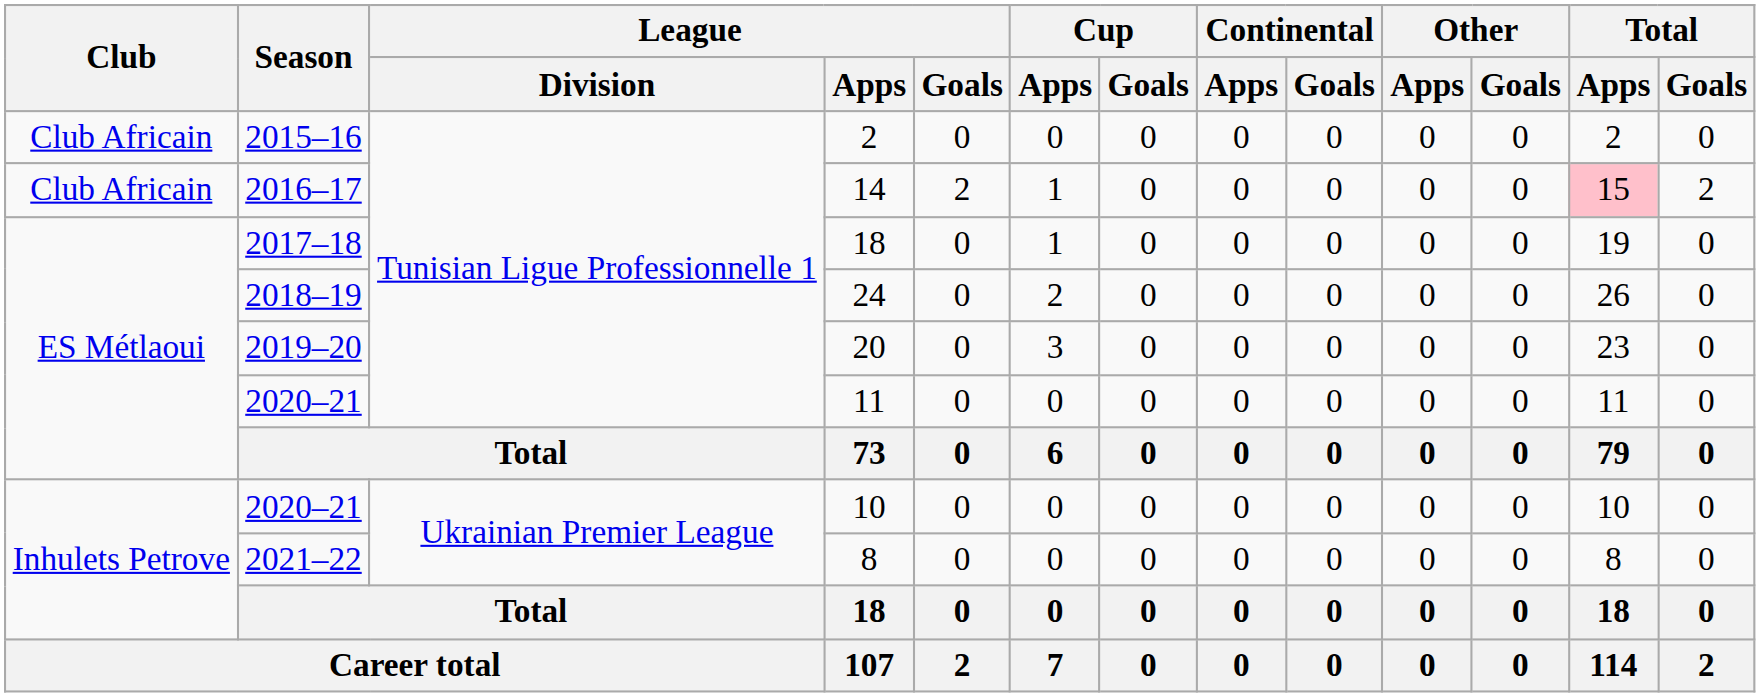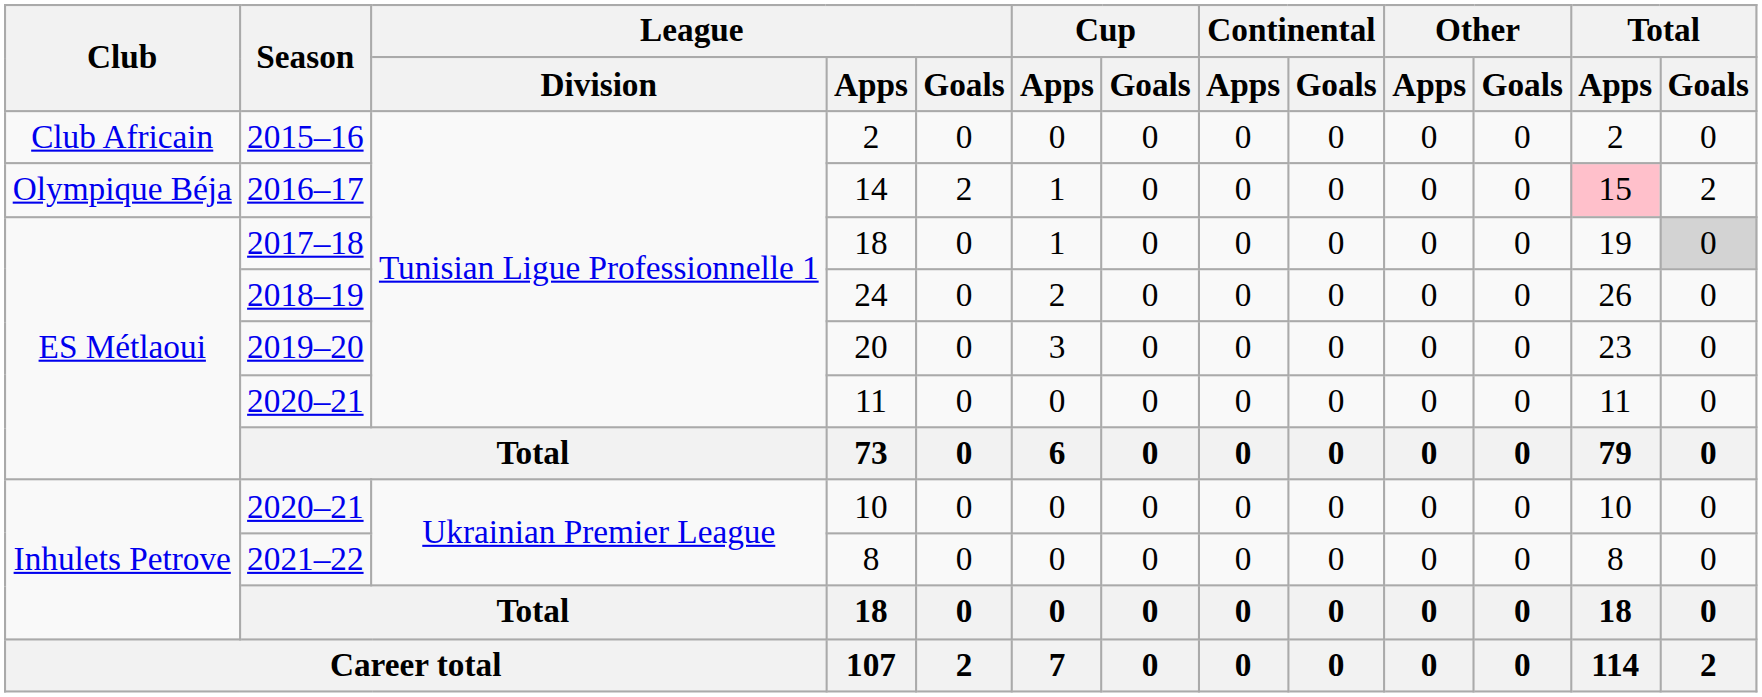(121, 189) Club Africain -> (122, 189) Olympique Béja
(1706, 242) no background -> (1708, 242) lightgrey background
